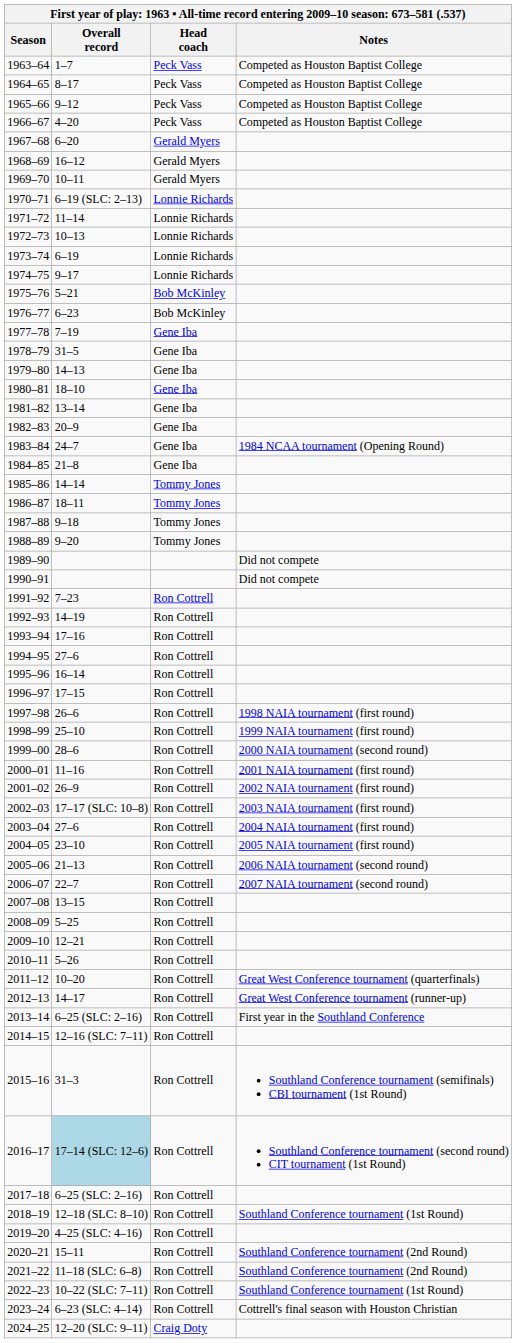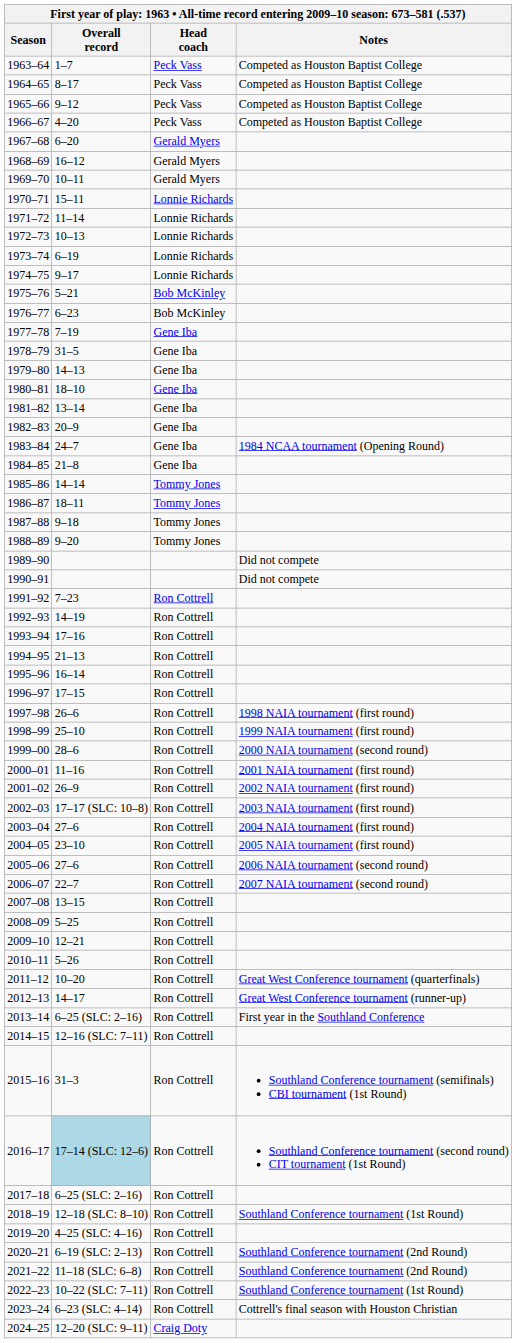(98, 198) 6–19 (SLC: 2–13) -> (69, 198) 15–11
(67, 655) 27–6 -> (70, 655) 21–13
(70, 864) 21–13 -> (67, 864) 27–6
(69, 1252) 15–11 -> (98, 1252) 6–19 (SLC: 2–13)
